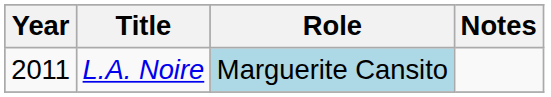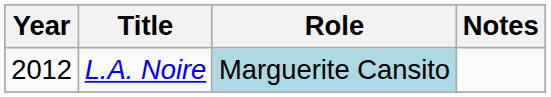(41, 69) 2011 -> (42, 69) 2012
